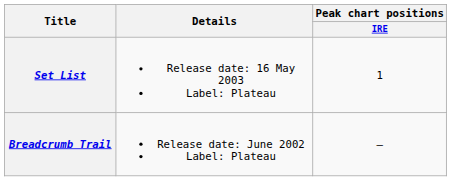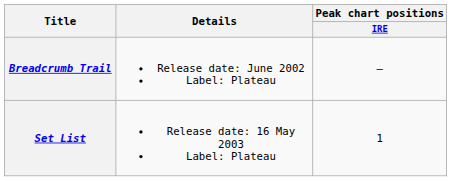rows swapped: (60, 144) <-> (60, 75)
